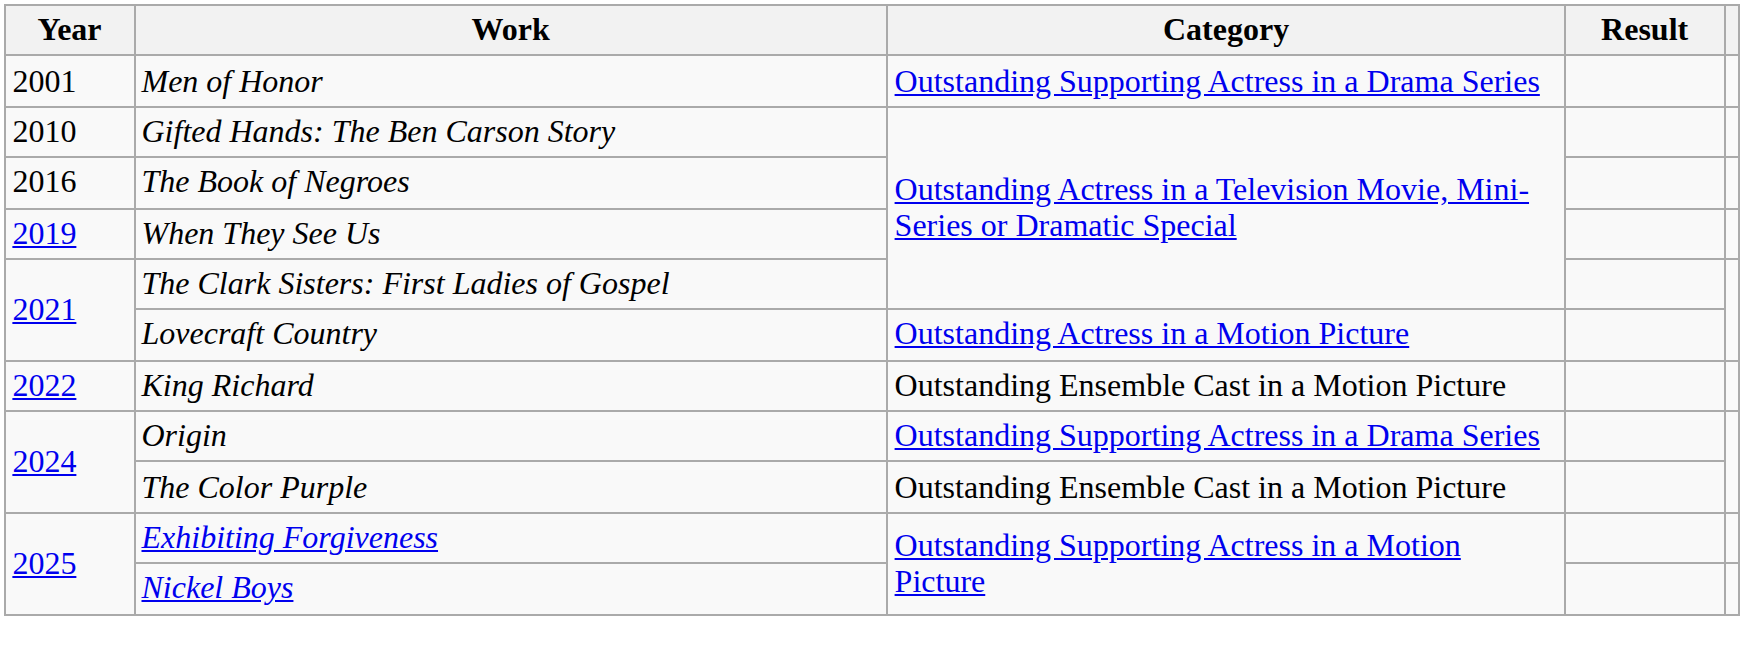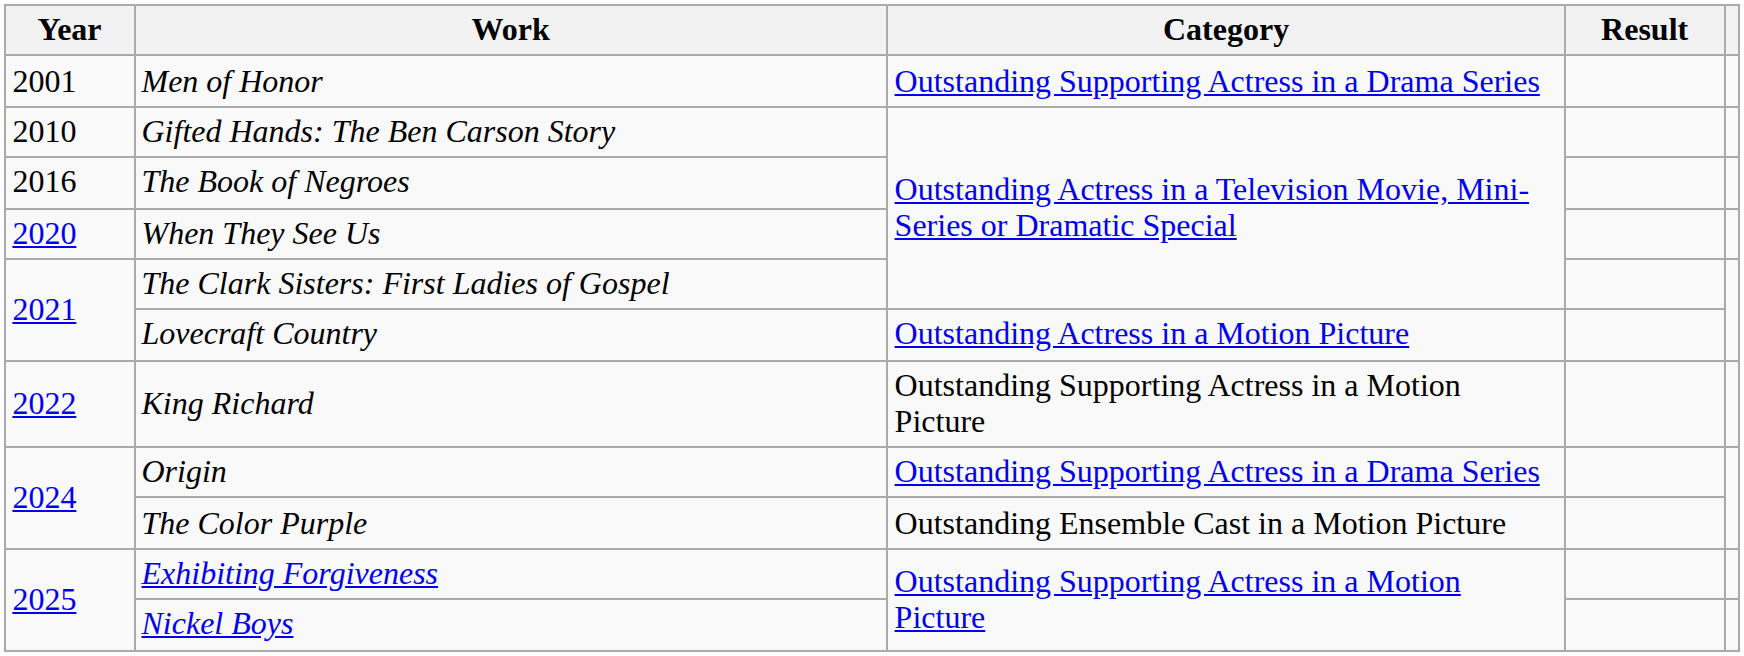(44, 232) 2019 -> (44, 232) 2020
(1200, 385) Outstanding Ensemble Cast in a Motion Picture -> (1178, 403) Outstanding Supporting Actress in a Motion Picture
